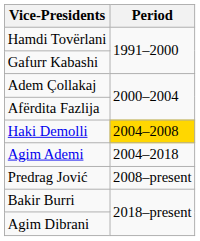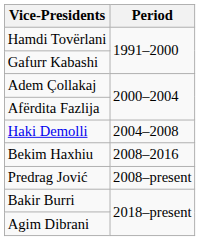(146, 131) gold background -> (146, 131) no background
- row: (46, 154)
+ row: (50, 154)
